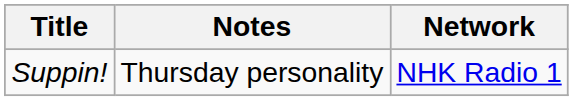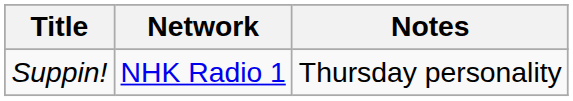columns swapped: (479, 26) <-> (252, 26)
